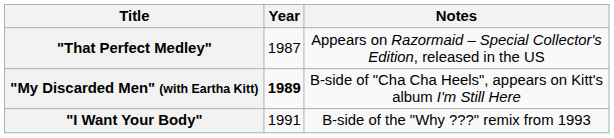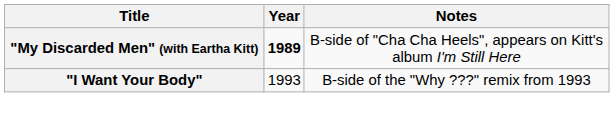- row: (134, 48)
(284, 120) 1991 -> (284, 80) 1993
